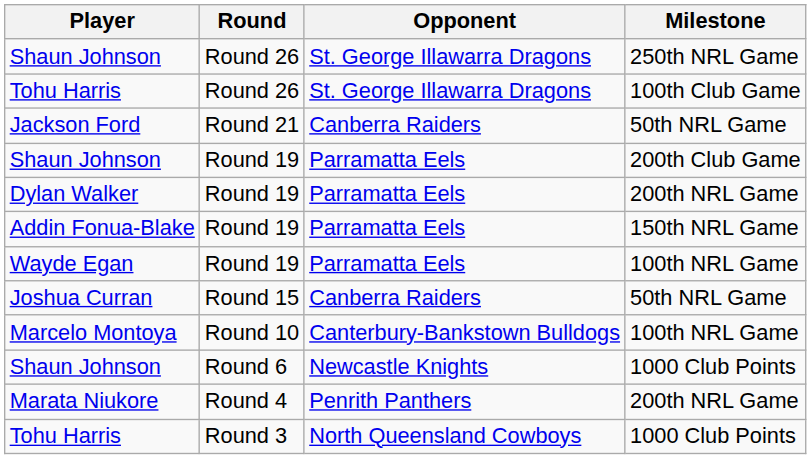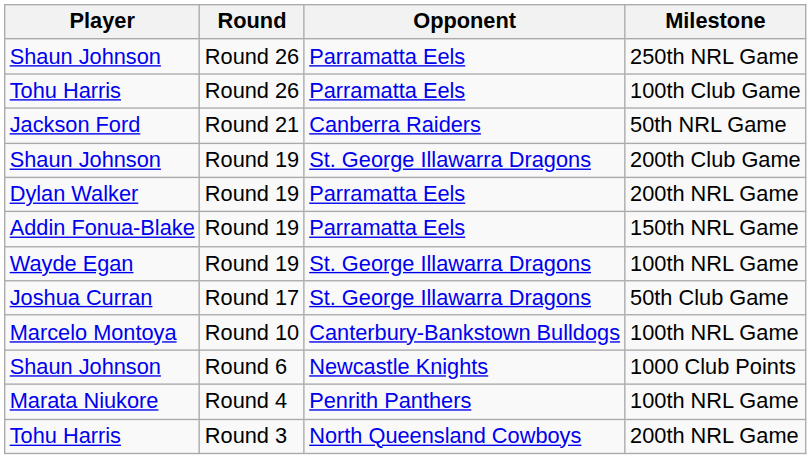(450, 56) St. George Illawarra Dragons -> (387, 56) Parramatta Eels
(450, 90) St. George Illawarra Dragons -> (387, 90) Parramatta Eels
(387, 159) Parramatta Eels -> (450, 159) St. George Illawarra Dragons
(387, 263) Parramatta Eels -> (450, 263) St. George Illawarra Dragons
+ row: (81, 297)
- row: (81, 297)
(714, 401) 200th NRL Game -> (714, 401) 100th NRL Game
(713, 435) 1000 Club Points -> (714, 435) 200th NRL Game
